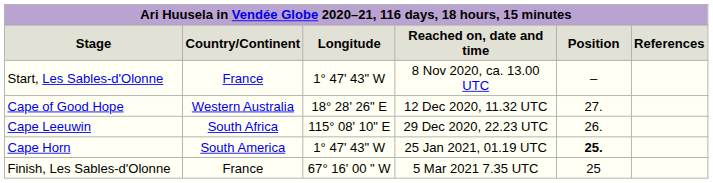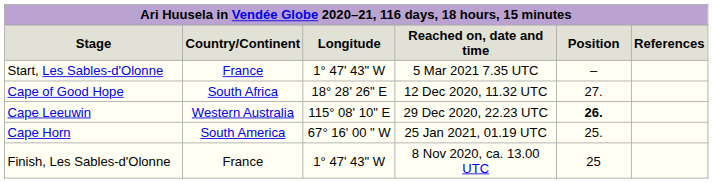(476, 78) 8 Nov 2020, ca. 13.00 UTC -> (476, 71) 5 Mar 2021 7.35 UTC
(243, 106) Western Australia -> (243, 92) South Africa
(243, 127) South Africa -> (243, 112) Western Australia
(594, 127) normal -> (594, 112) bold
(349, 148) 1° 47' 43" W -> (349, 133) 67° 16' 00 " W
(594, 148) bold -> (594, 133) normal
(349, 168) 67° 16' 00 " W -> (349, 161) 1° 47' 43" W
(476, 168) 5 Mar 2021 7.35 UTC -> (476, 161) 8 Nov 2020, ca. 13.00 UTC
